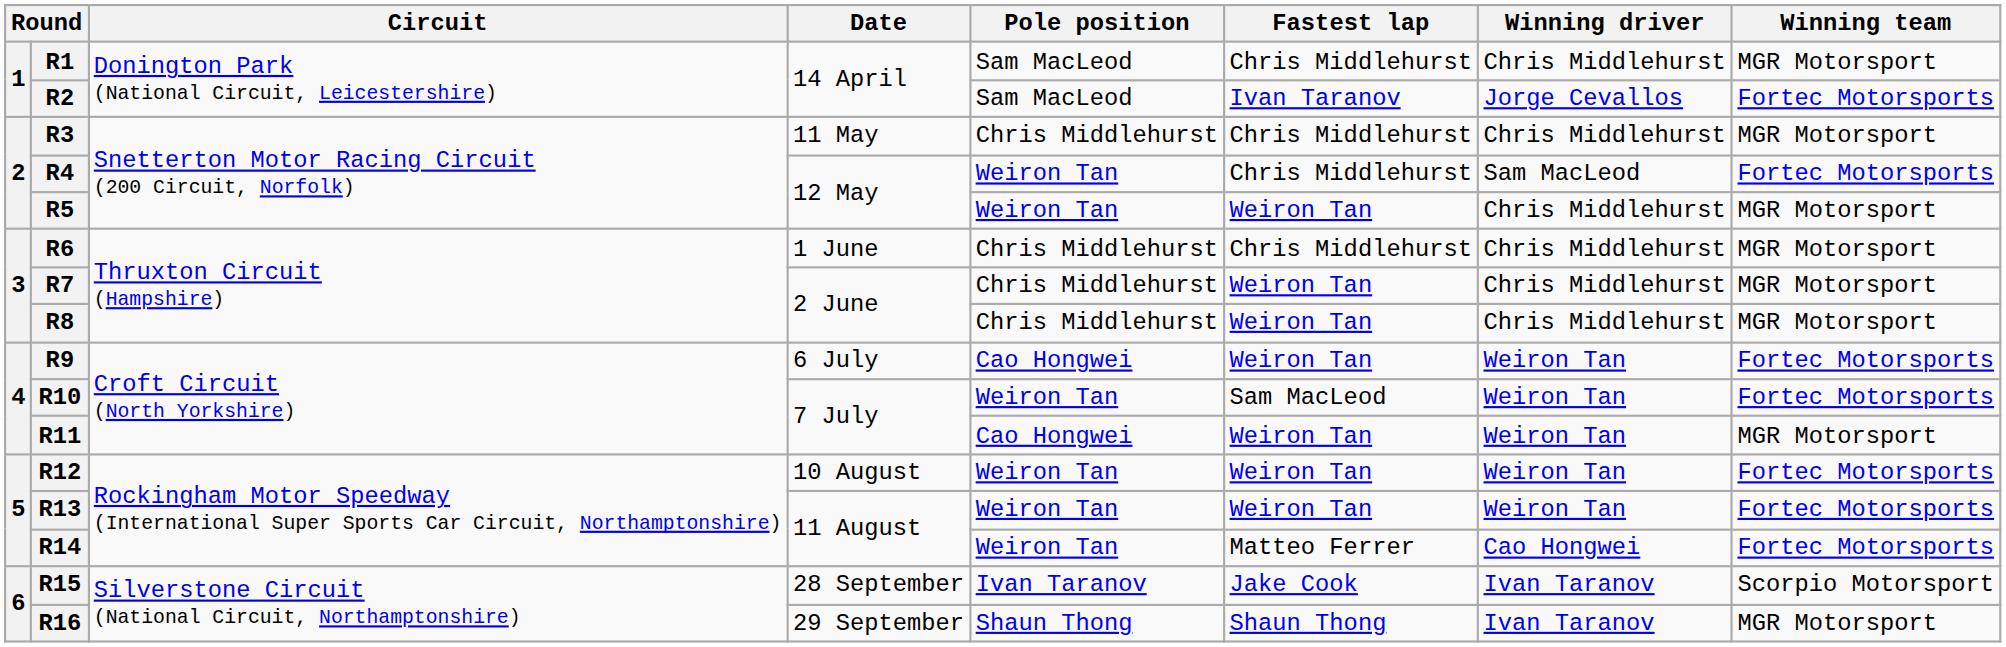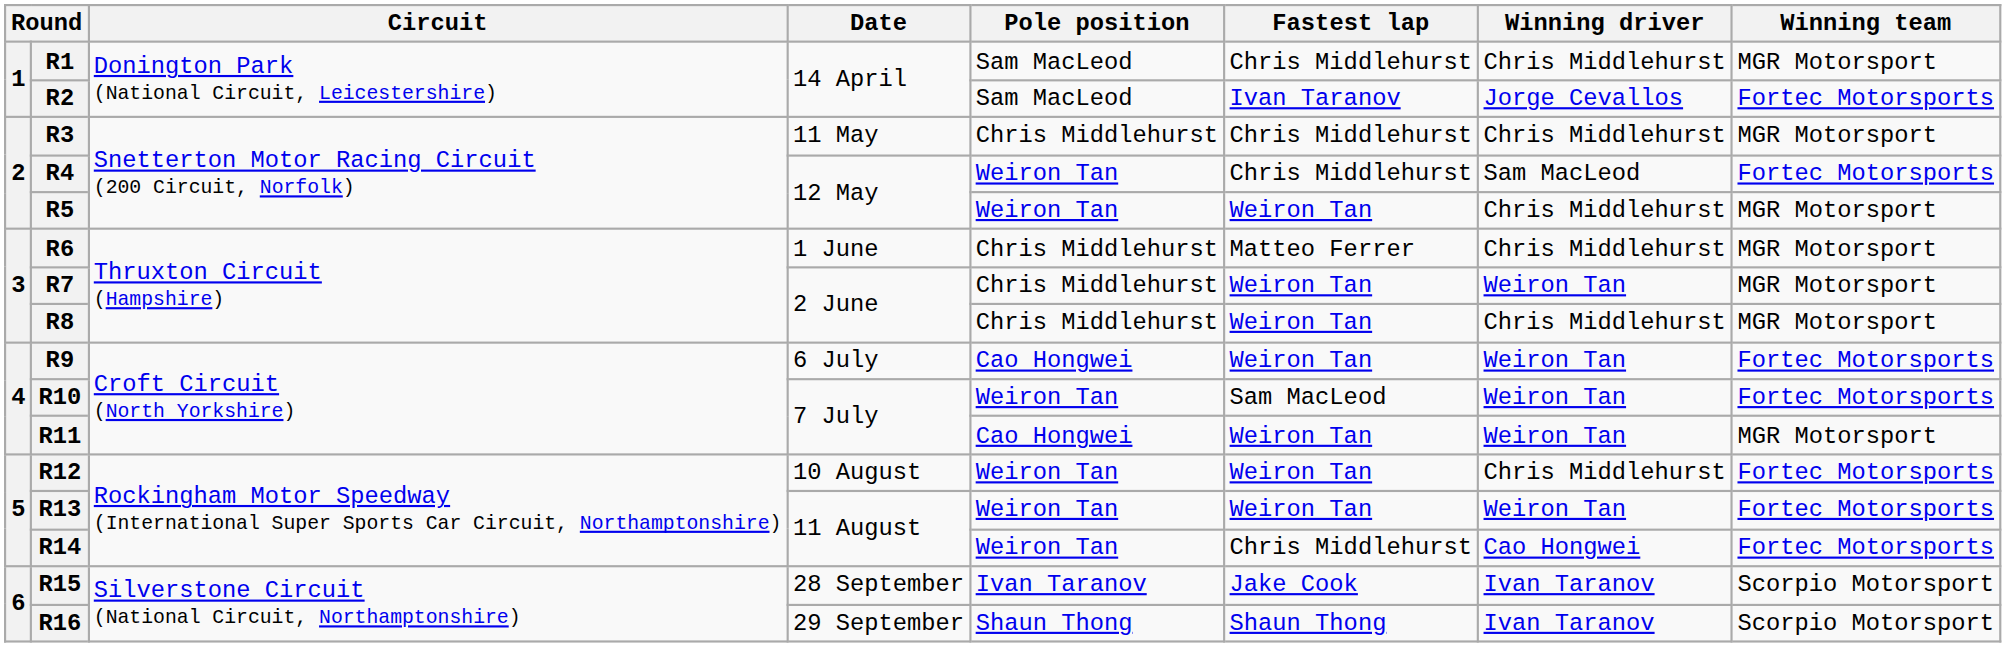(1351, 248) Chris Middlehurst -> (1322, 248) Matteo Ferrer
(1605, 286) Chris Middlehurst -> (1555, 286) Weiron Tan
(1555, 473) Weiron Tan -> (1605, 473) Chris Middlehurst
(1322, 548) Matteo Ferrer -> (1351, 548) Chris Middlehurst
(1837, 623) MGR Motorsport -> (1866, 623) Scorpio Motorsport
